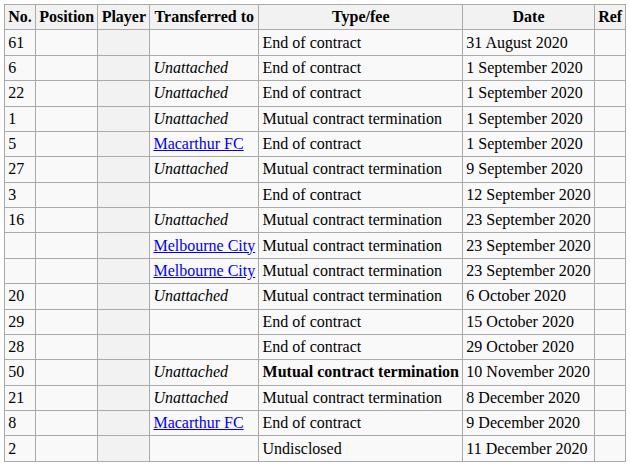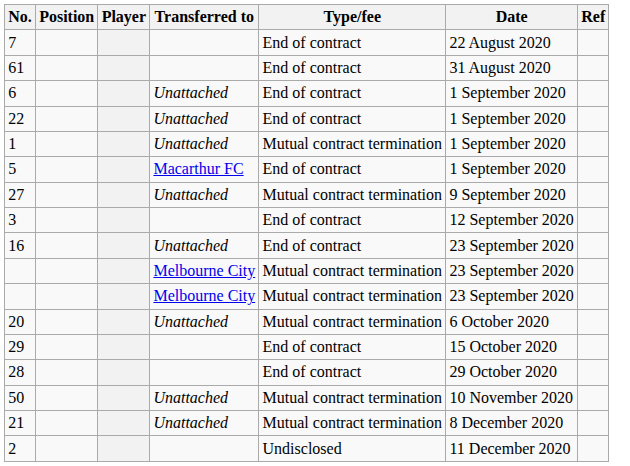+ row: (12, 42)
(352, 220) Mutual contract termination -> (312, 245) End of contract
(361, 372) bold -> (352, 397) normal
- row: (12, 423)
